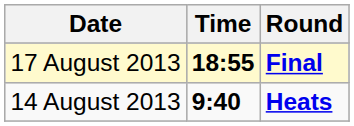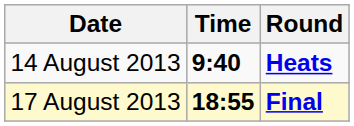rows swapped: (95, 101) <-> (95, 62)
